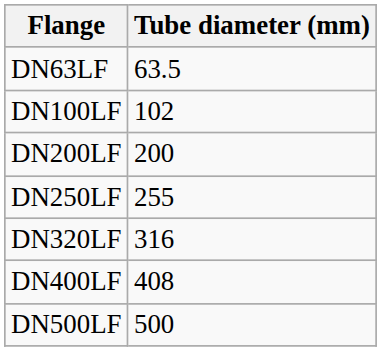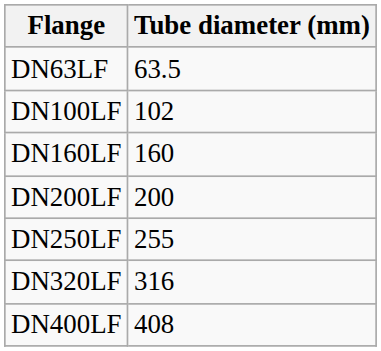+ row: (66, 153)
- row: (66, 324)
